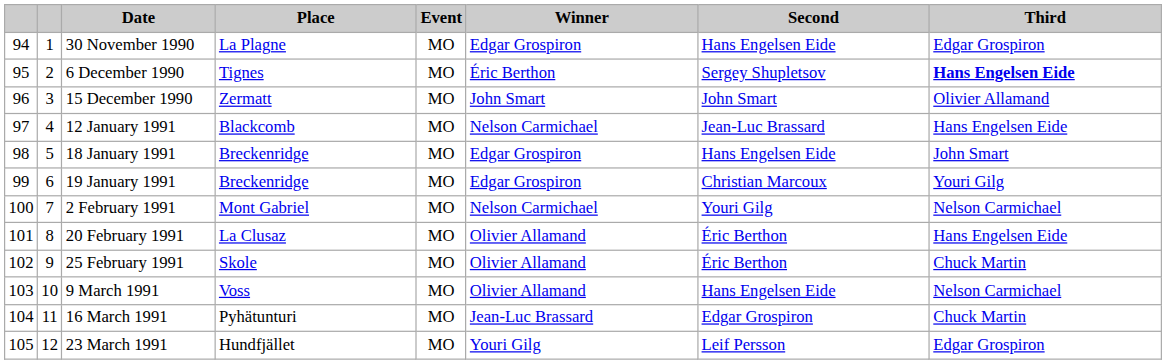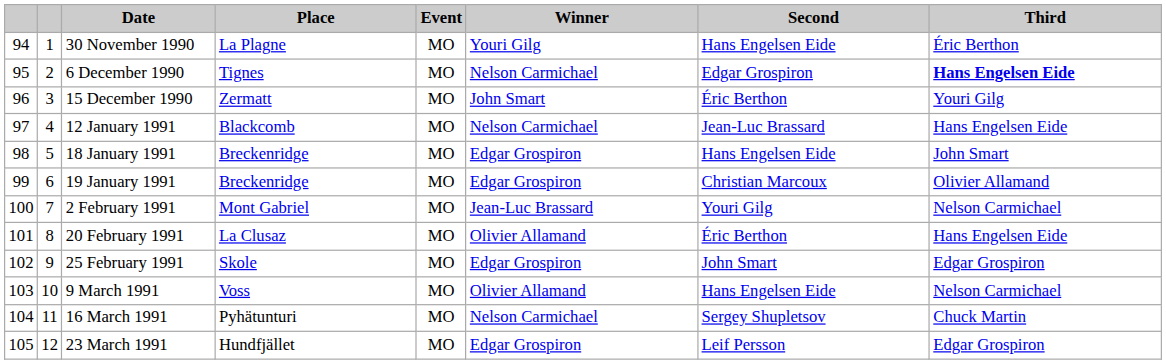(526, 45) Edgar Grospiron -> (505, 45) Youri Gilg
(989, 45) Edgar Grospiron -> (976, 45) Éric Berthon
(513, 72) Éric Berthon -> (534, 72) Nelson Carmichael
(764, 72) Sergey Shupletsov -> (757, 72) Edgar Grospiron
(739, 99) John Smart -> (744, 99) Éric Berthon
(991, 99) Olivier Allamand -> (969, 99) Youri Gilg
(969, 181) Youri Gilg -> (991, 181) Olivier Allamand
(534, 208) Nelson Carmichael -> (532, 208) Jean-Luc Brassard
(528, 262) Olivier Allamand -> (526, 262) Edgar Grospiron
(744, 262) Éric Berthon -> (739, 262) John Smart
(980, 262) Chuck Martin -> (989, 262) Edgar Grospiron
(532, 317) Jean-Luc Brassard -> (534, 317) Nelson Carmichael
(757, 317) Edgar Grospiron -> (764, 317) Sergey Shupletsov
(505, 344) Youri Gilg -> (526, 344) Edgar Grospiron
